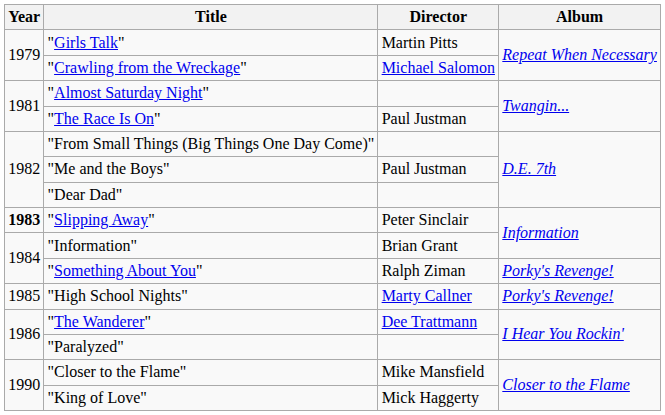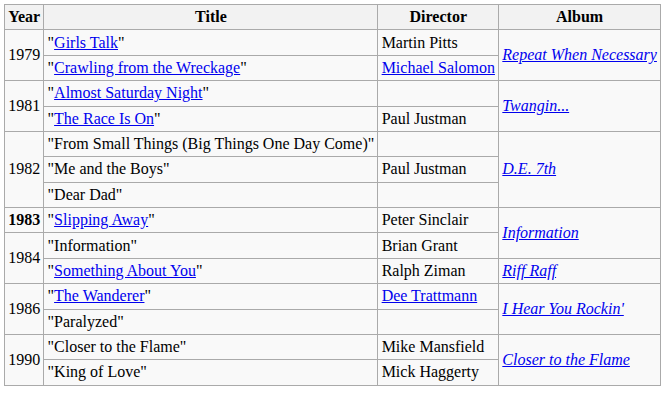(558, 270) Porky's Revenge! -> (529, 270) Riff Raff
- row: (118, 296)
